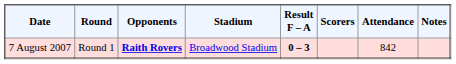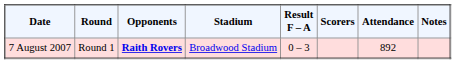(299, 48) bold -> (299, 48) normal
(388, 48) 842 -> (388, 48) 892
